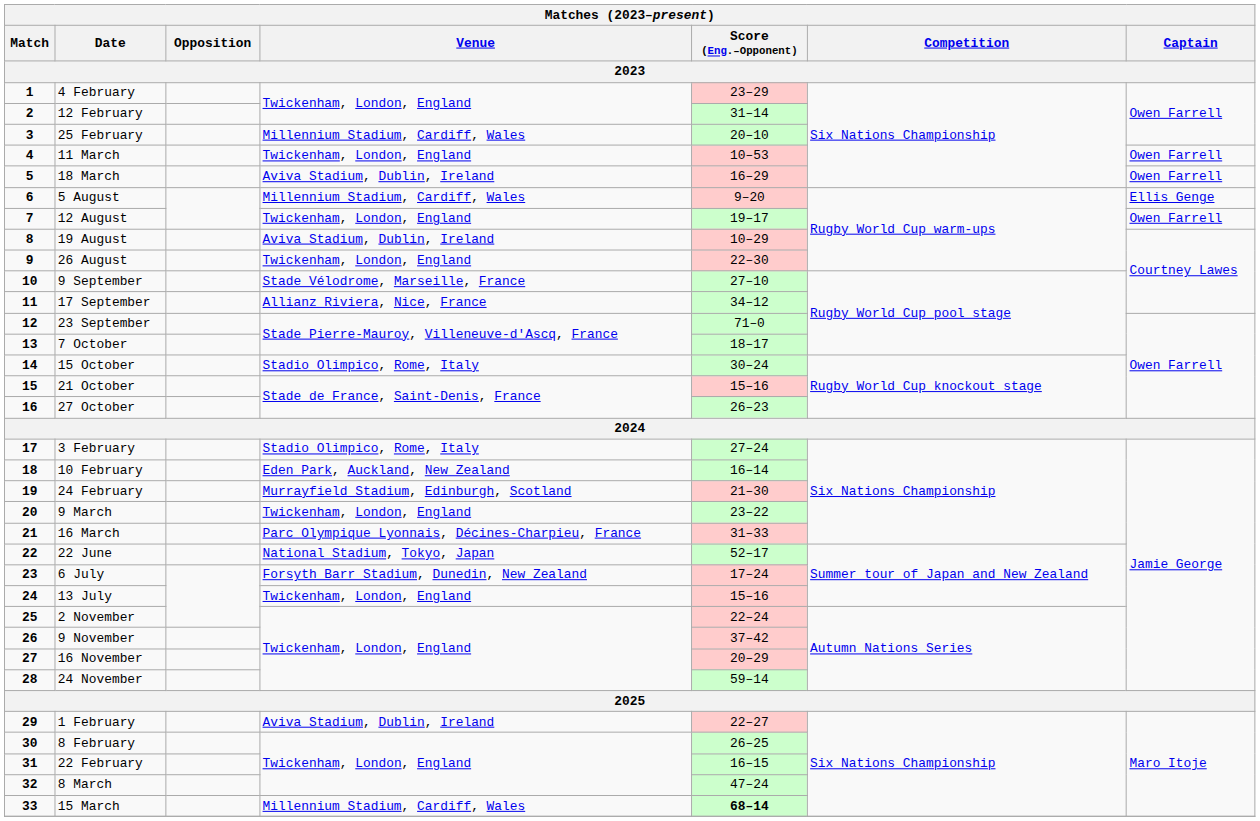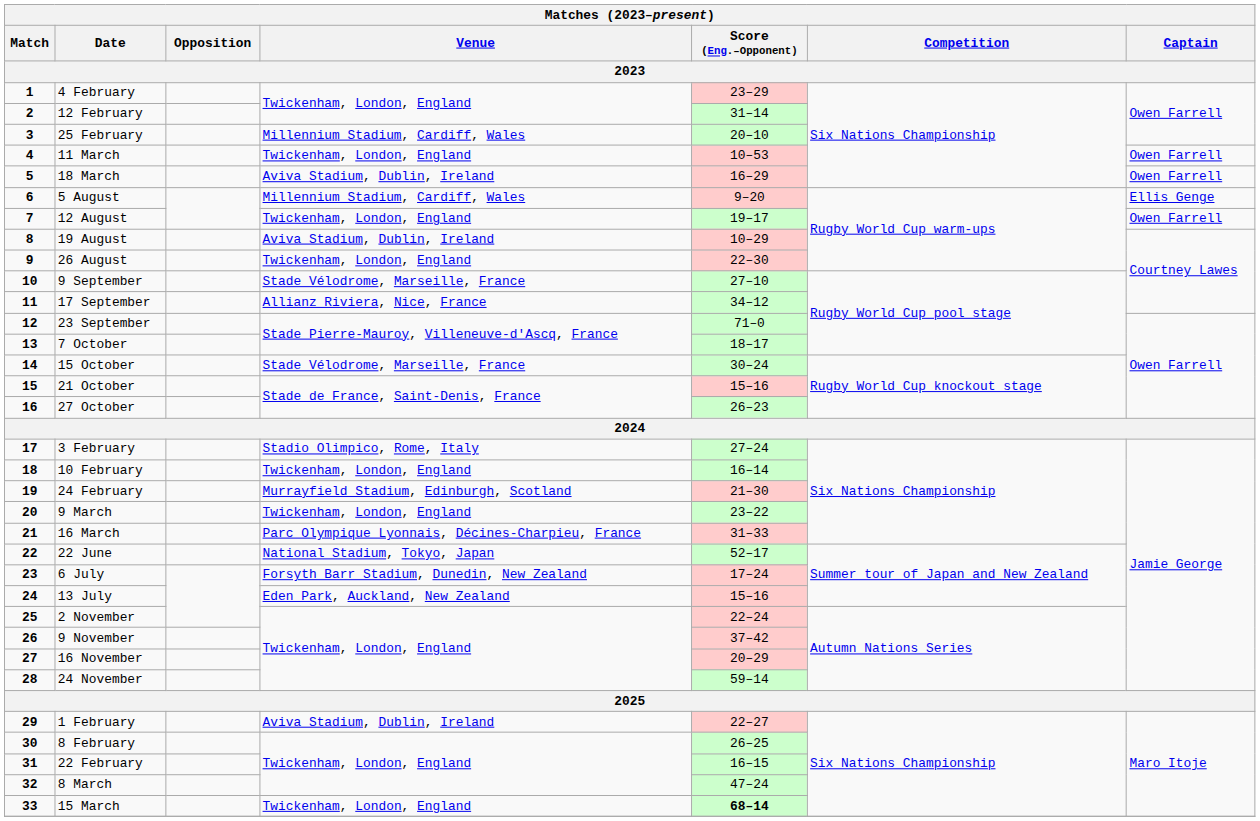(371, 365) Stadio Olimpico, Rome, Italy -> (394, 365) Stade Vélodrome, Marseille, France
(386, 470) Eden Park, Auckland, New Zealand -> (367, 470) Twickenham, London, England
(367, 596) Twickenham, London, England -> (386, 596) Eden Park, Auckland, New Zealand
(394, 806) Millennium Stadium, Cardiff, Wales -> (367, 806) Twickenham, London, England
